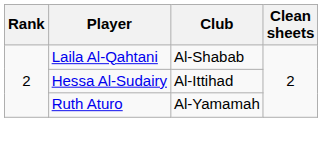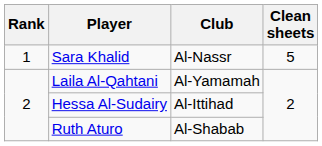+ row: (91, 57)
(209, 57) Al-Shabab -> (217, 81) Al-Yamamah
(217, 104) Al-Yamamah -> (209, 128) Al-Shabab
